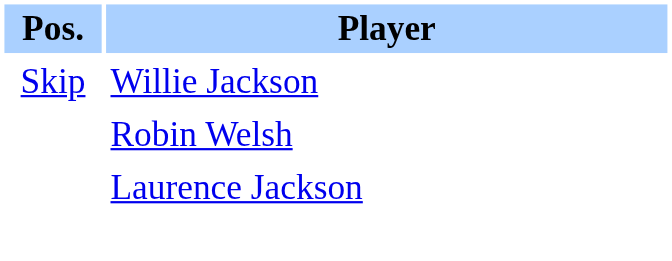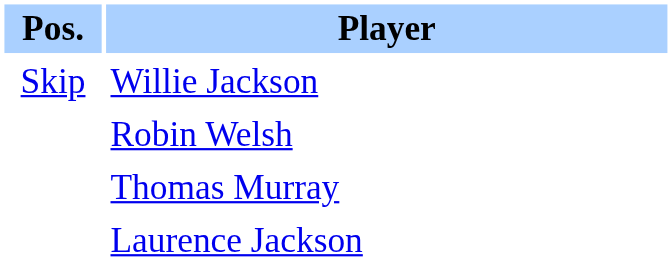+ row: (225, 187)
